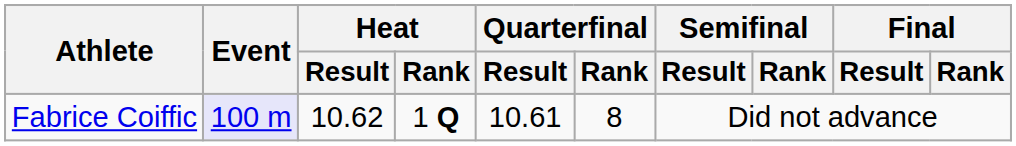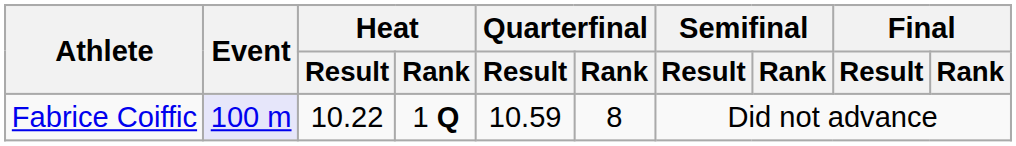(347, 118) 10.62 -> (347, 118) 10.22
(525, 118) 10.61 -> (525, 118) 10.59
